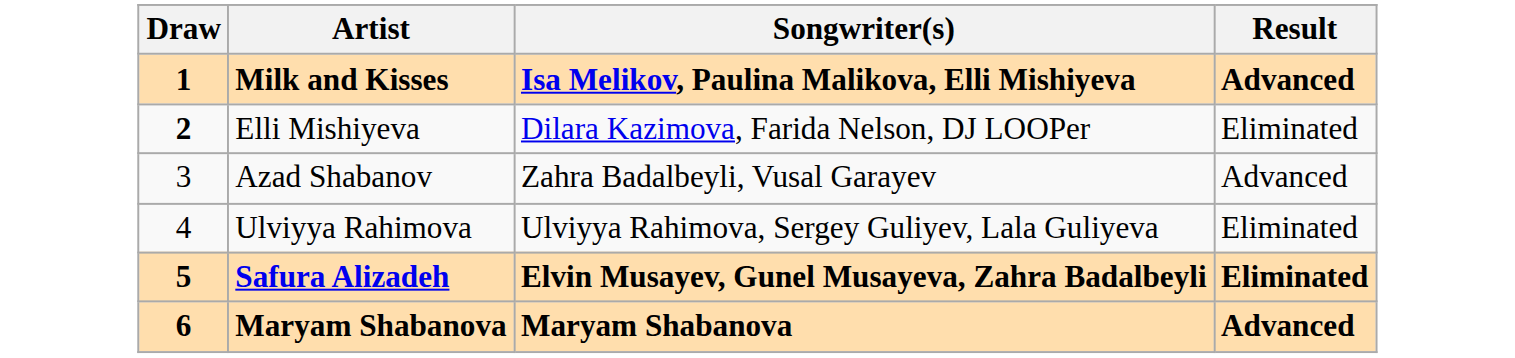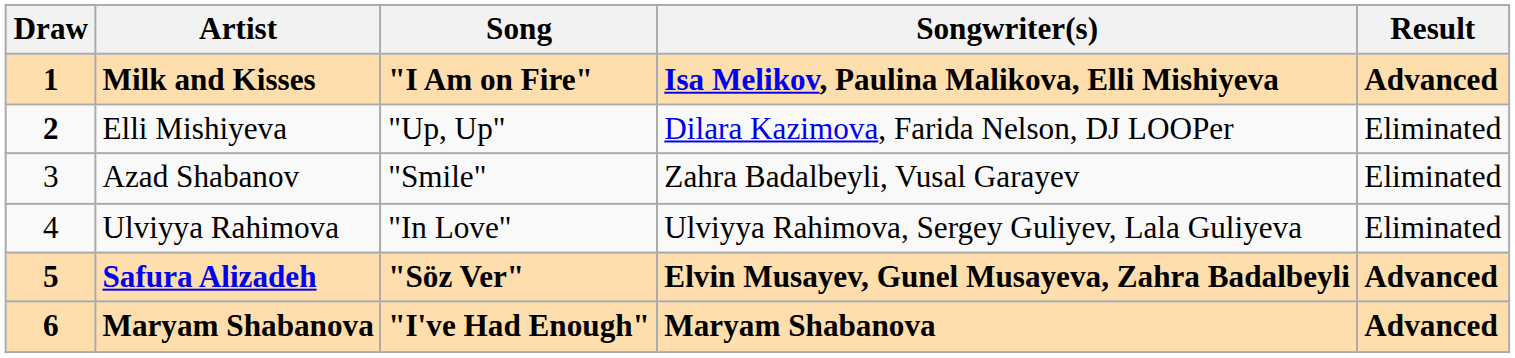+ column: (519, 29)
(1284, 177) Advanced -> (1433, 177) Eliminated
(1295, 276) Eliminated -> (1431, 276) Advanced
